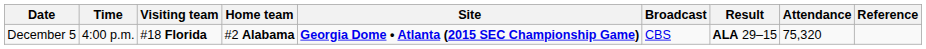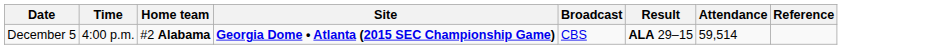- column: (179, 15)
(802, 35) 75,320 -> (718, 35) 59,514
